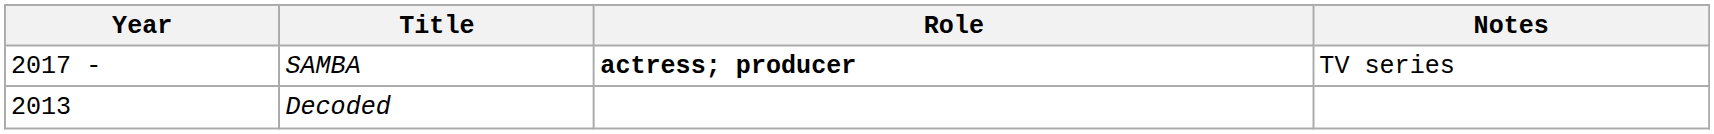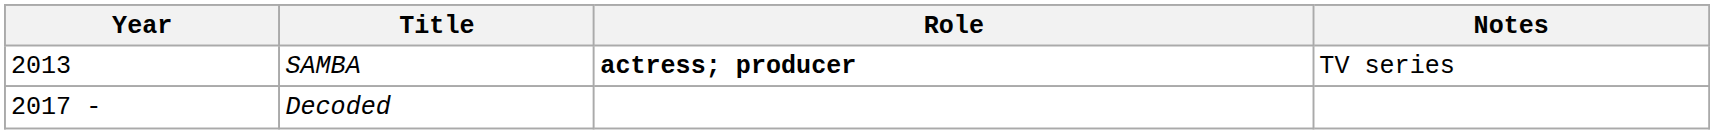(56, 66) 2017 - -> (41, 66) 2013
(41, 107) 2013 -> (56, 107) 2017 -
